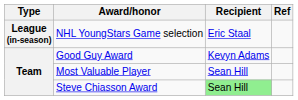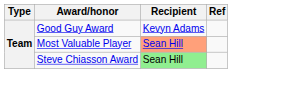- row: (130, 34)
(228, 71) no background -> (163, 44) lightsalmon background
